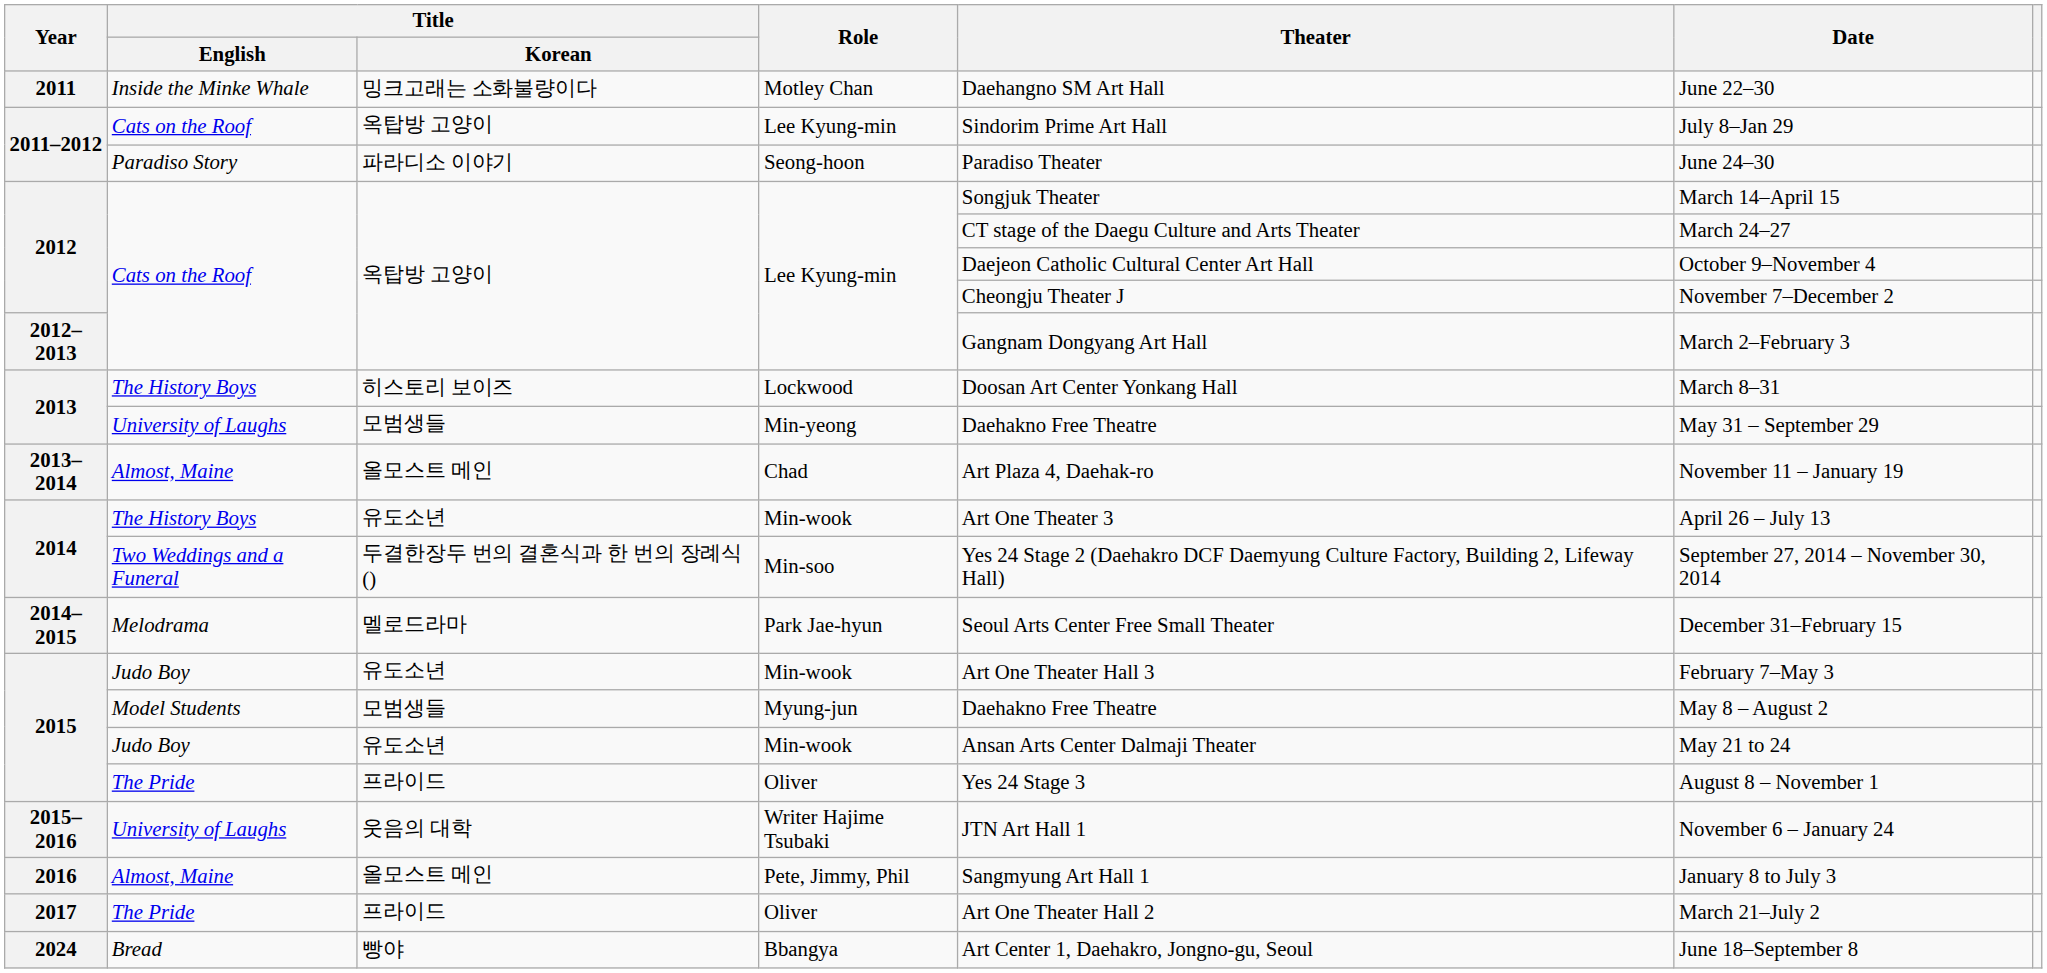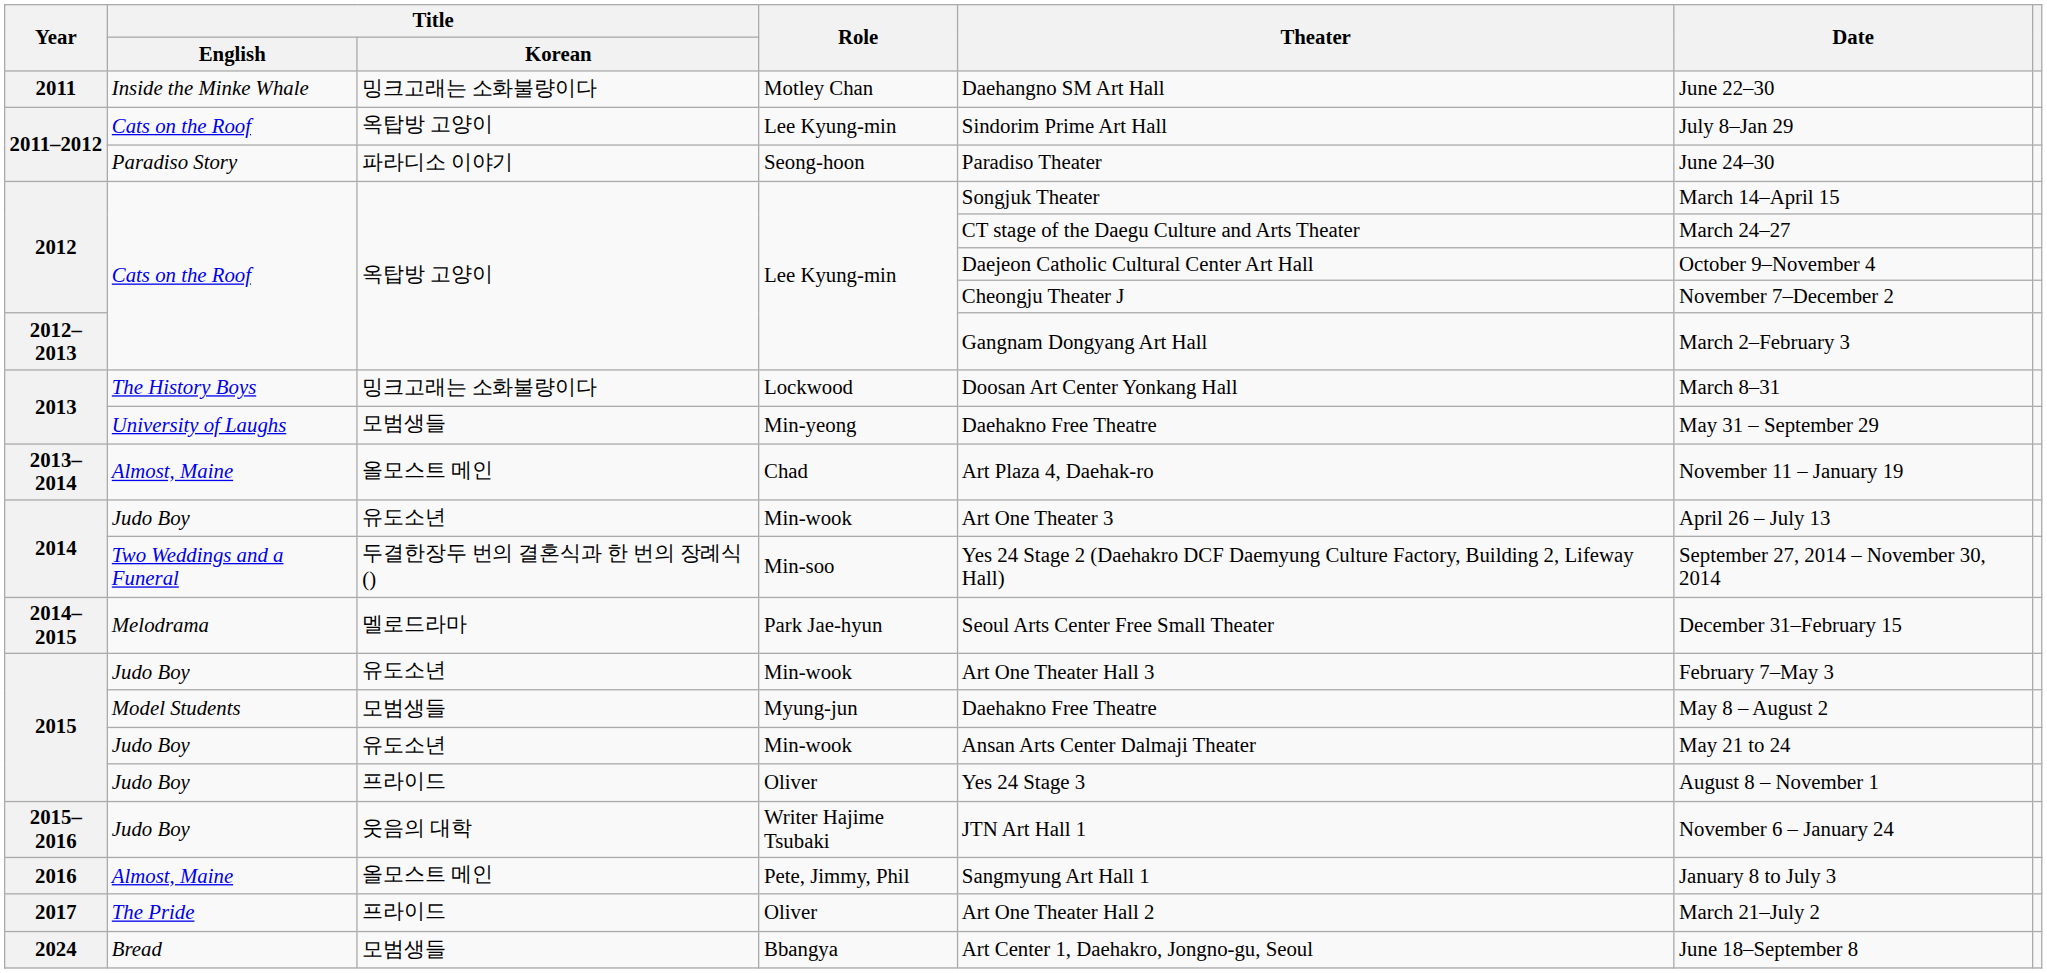(438, 387) 히스토리 보이즈 -> (479, 387) 밍크고래는 소화불량이다
(184, 518) The History Boys -> (151, 518) Judo Boy
(153, 782) The Pride -> (151, 782) Judo Boy
(199, 828) University of Laughs -> (151, 828) Judo Boy
(383, 948) 빵야 -> (404, 948) 모범생들
